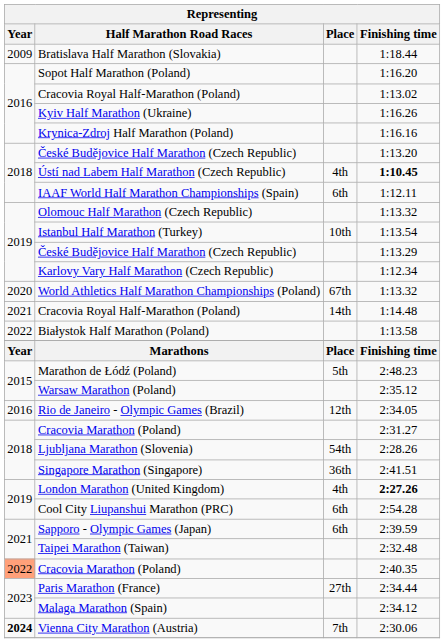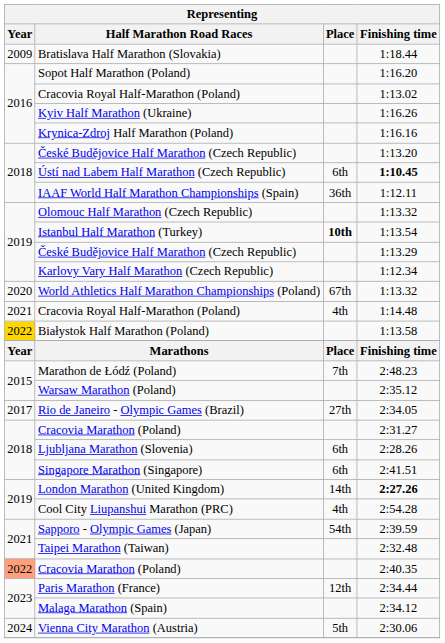(340, 172) 4th -> (340, 172) 6th
(340, 192) 6th -> (340, 192) 36th
(340, 232) normal -> (340, 232) bold
(340, 311) 14th -> (340, 311) 4th
(20, 331) no background -> (20, 331) gold background
(340, 370) 5th -> (340, 370) 7th
(20, 410) 2016 -> (20, 410) 2017
(340, 410) 12th -> (340, 410) 27th
(340, 449) 54th -> (340, 449) 6th
(340, 469) 36th -> (340, 469) 6th
(340, 489) 4th -> (340, 489) 14th
(340, 509) 6th -> (340, 509) 4th
(340, 529) 6th -> (340, 529) 54th
(340, 588) 27th -> (340, 588) 12th
(20, 627) bold -> (20, 627) normal
(340, 627) 7th -> (340, 627) 5th
